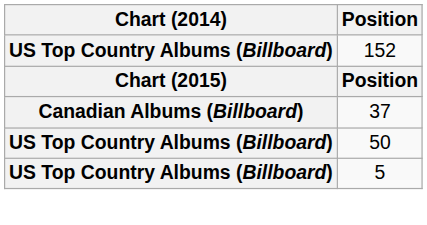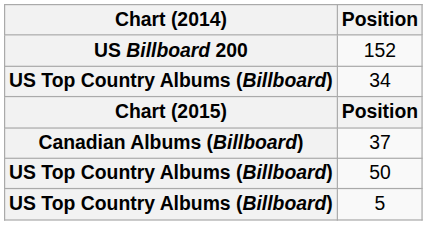(171, 50) US Top Country Albums (Billboard) -> (171, 50) US Billboard 200
+ row: (380, 81)
